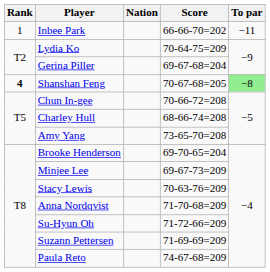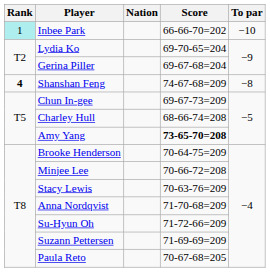(20, 30) no background -> (20, 30) paleturquoise background
(247, 30) −11 -> (247, 30) −10
(195, 48) 70-64-75=209 -> (195, 48) 69-70-65=204
(195, 83) 70-67-68=205 -> (195, 83) 74-67-68=209
(247, 83) lightgreen background -> (247, 83) no background
(195, 100) 70-66-72=208 -> (195, 100) 69-67-73=209
(195, 135) normal -> (195, 135) bold
(195, 153) 69-70-65=204 -> (195, 153) 70-64-75=209
(195, 170) 69-67-73=209 -> (195, 170) 70-66-72=208
(195, 258) 74-67-68=209 -> (195, 258) 70-67-68=205
